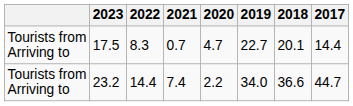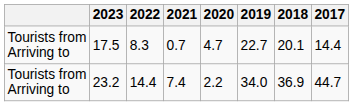(291, 82) 36.6 -> (291, 82) 36.9
